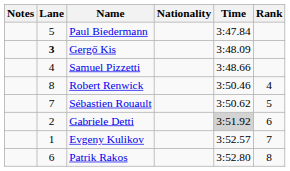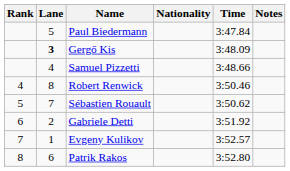columns swapped: (269, 13) <-> (21, 13)
(234, 121) lightgrey background -> (233, 121) no background
